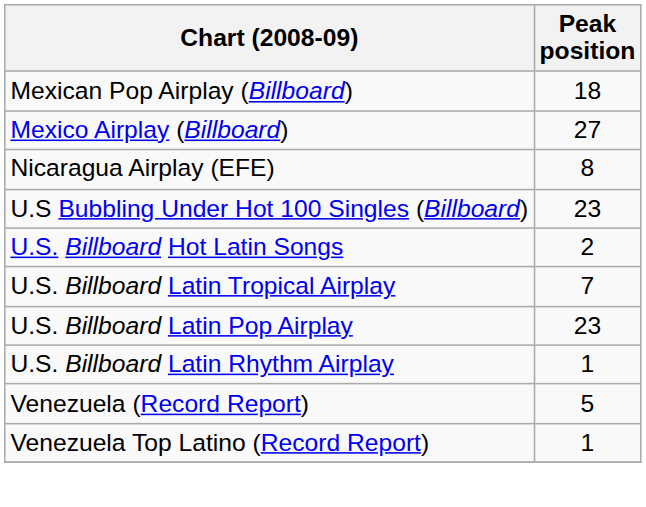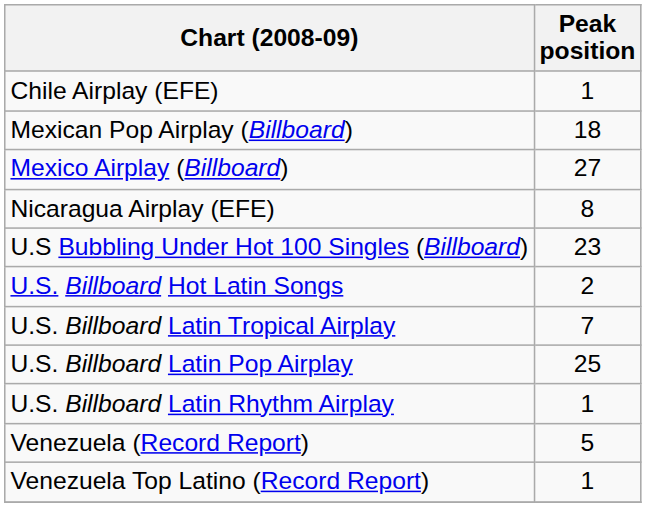+ row: (115, 90)
(587, 325) 23 -> (587, 364) 25
